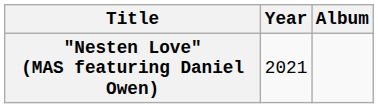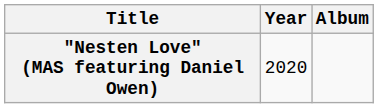(286, 68) 2021 -> (286, 68) 2020
